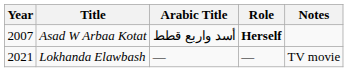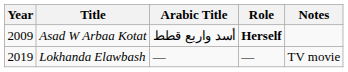(20, 35) 2007 -> (20, 35) 2009
(20, 56) 2021 -> (20, 56) 2019
